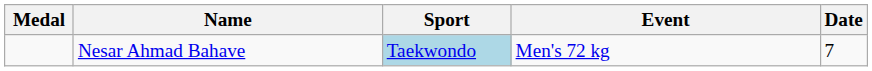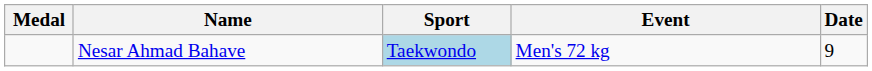(829, 50) 7 -> (829, 50) 9
